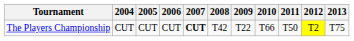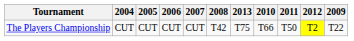columns swapped: (243, 12) <-> (337, 12)
(195, 28) bold -> (195, 28) normal
